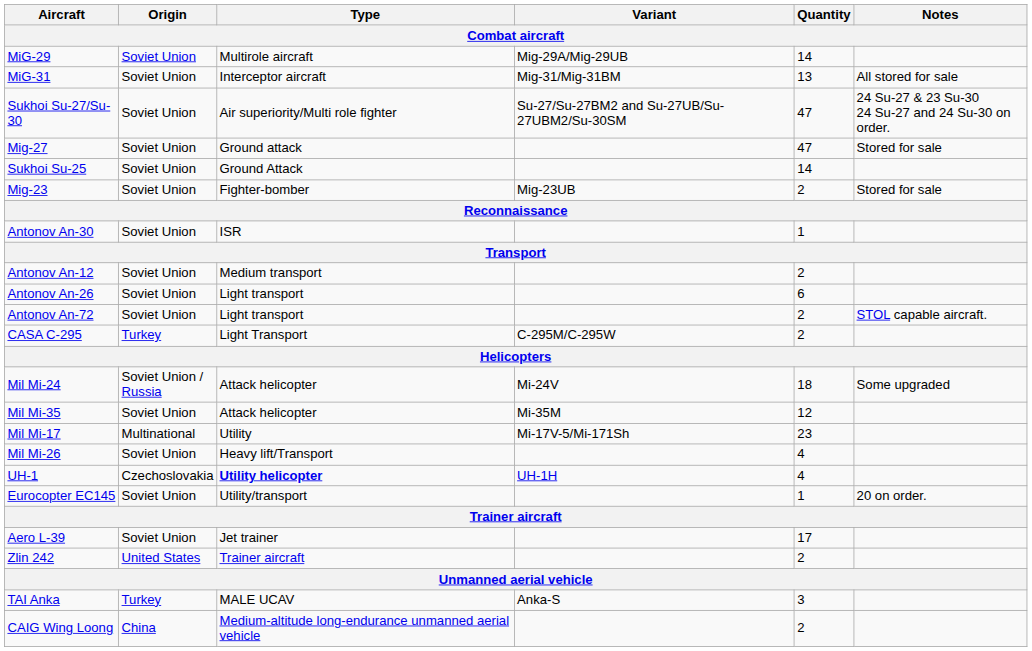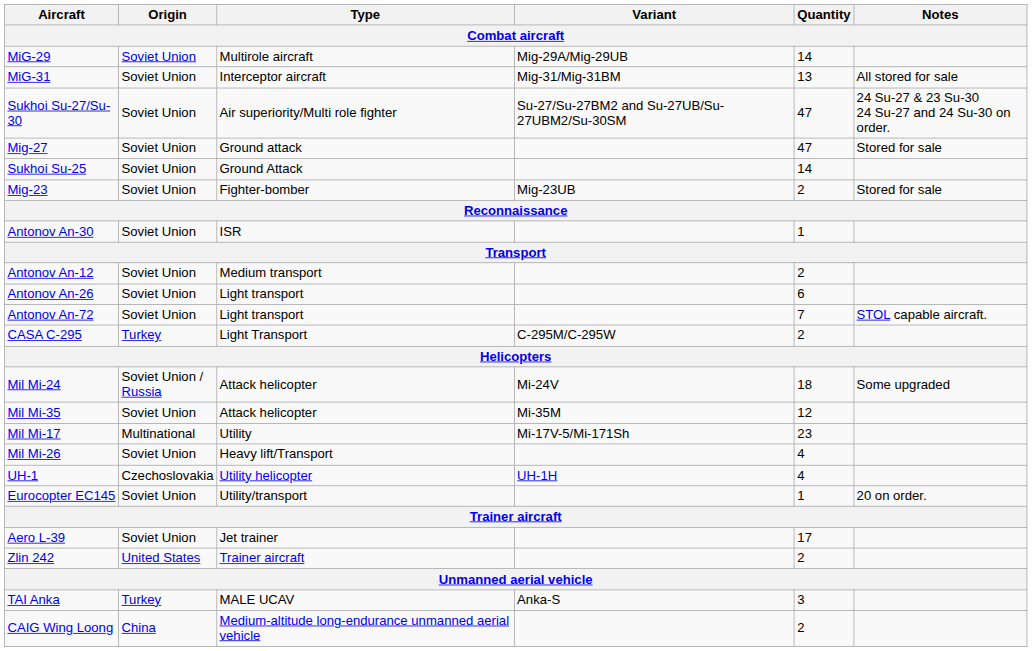(801, 314) 2 -> (801, 314) 7
(271, 475) bold -> (266, 475) normal
